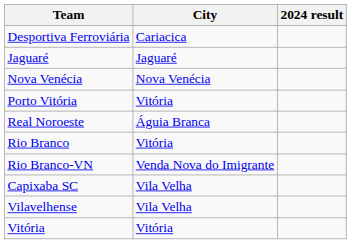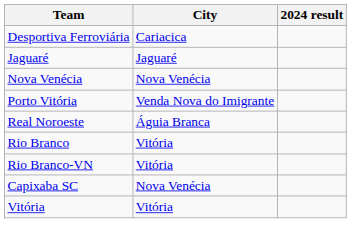(154, 100) Vitória -> (205, 100) Venda Nova do Imigrante
(205, 164) Venda Nova do Imigrante -> (154, 164) Vitória
(164, 185) Vila Velha -> (173, 185) Nova Venécia
- row: (42, 206)
